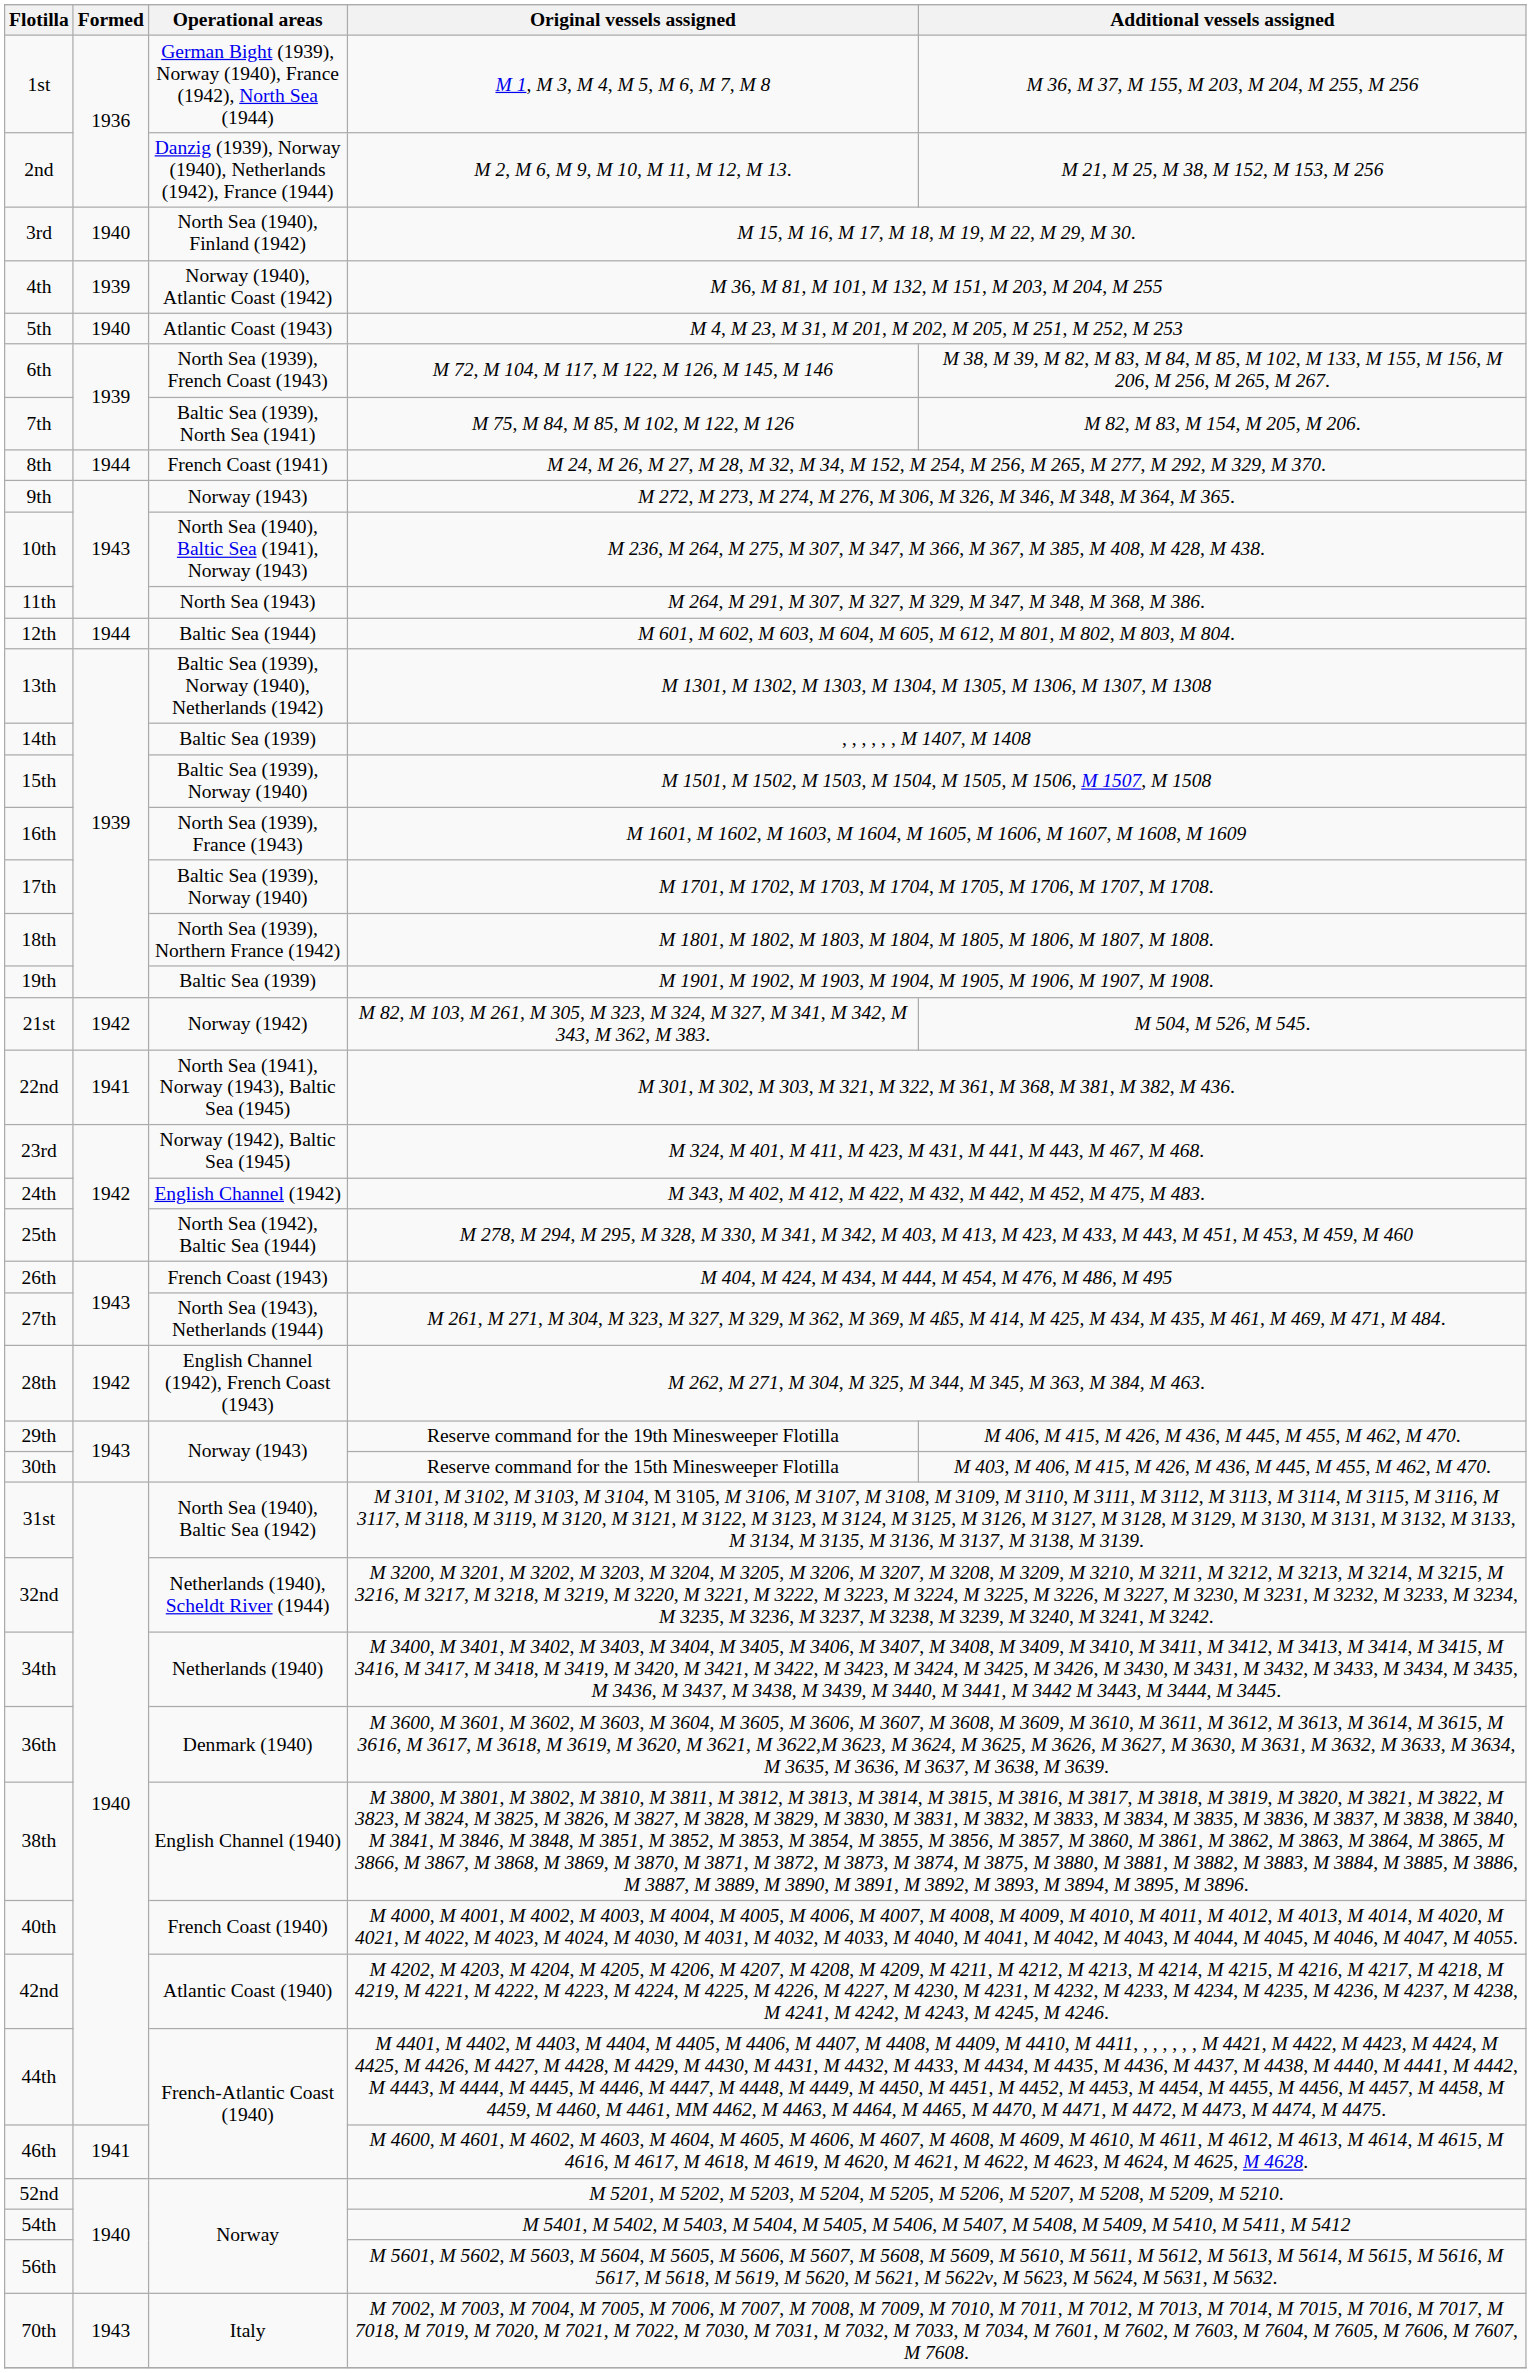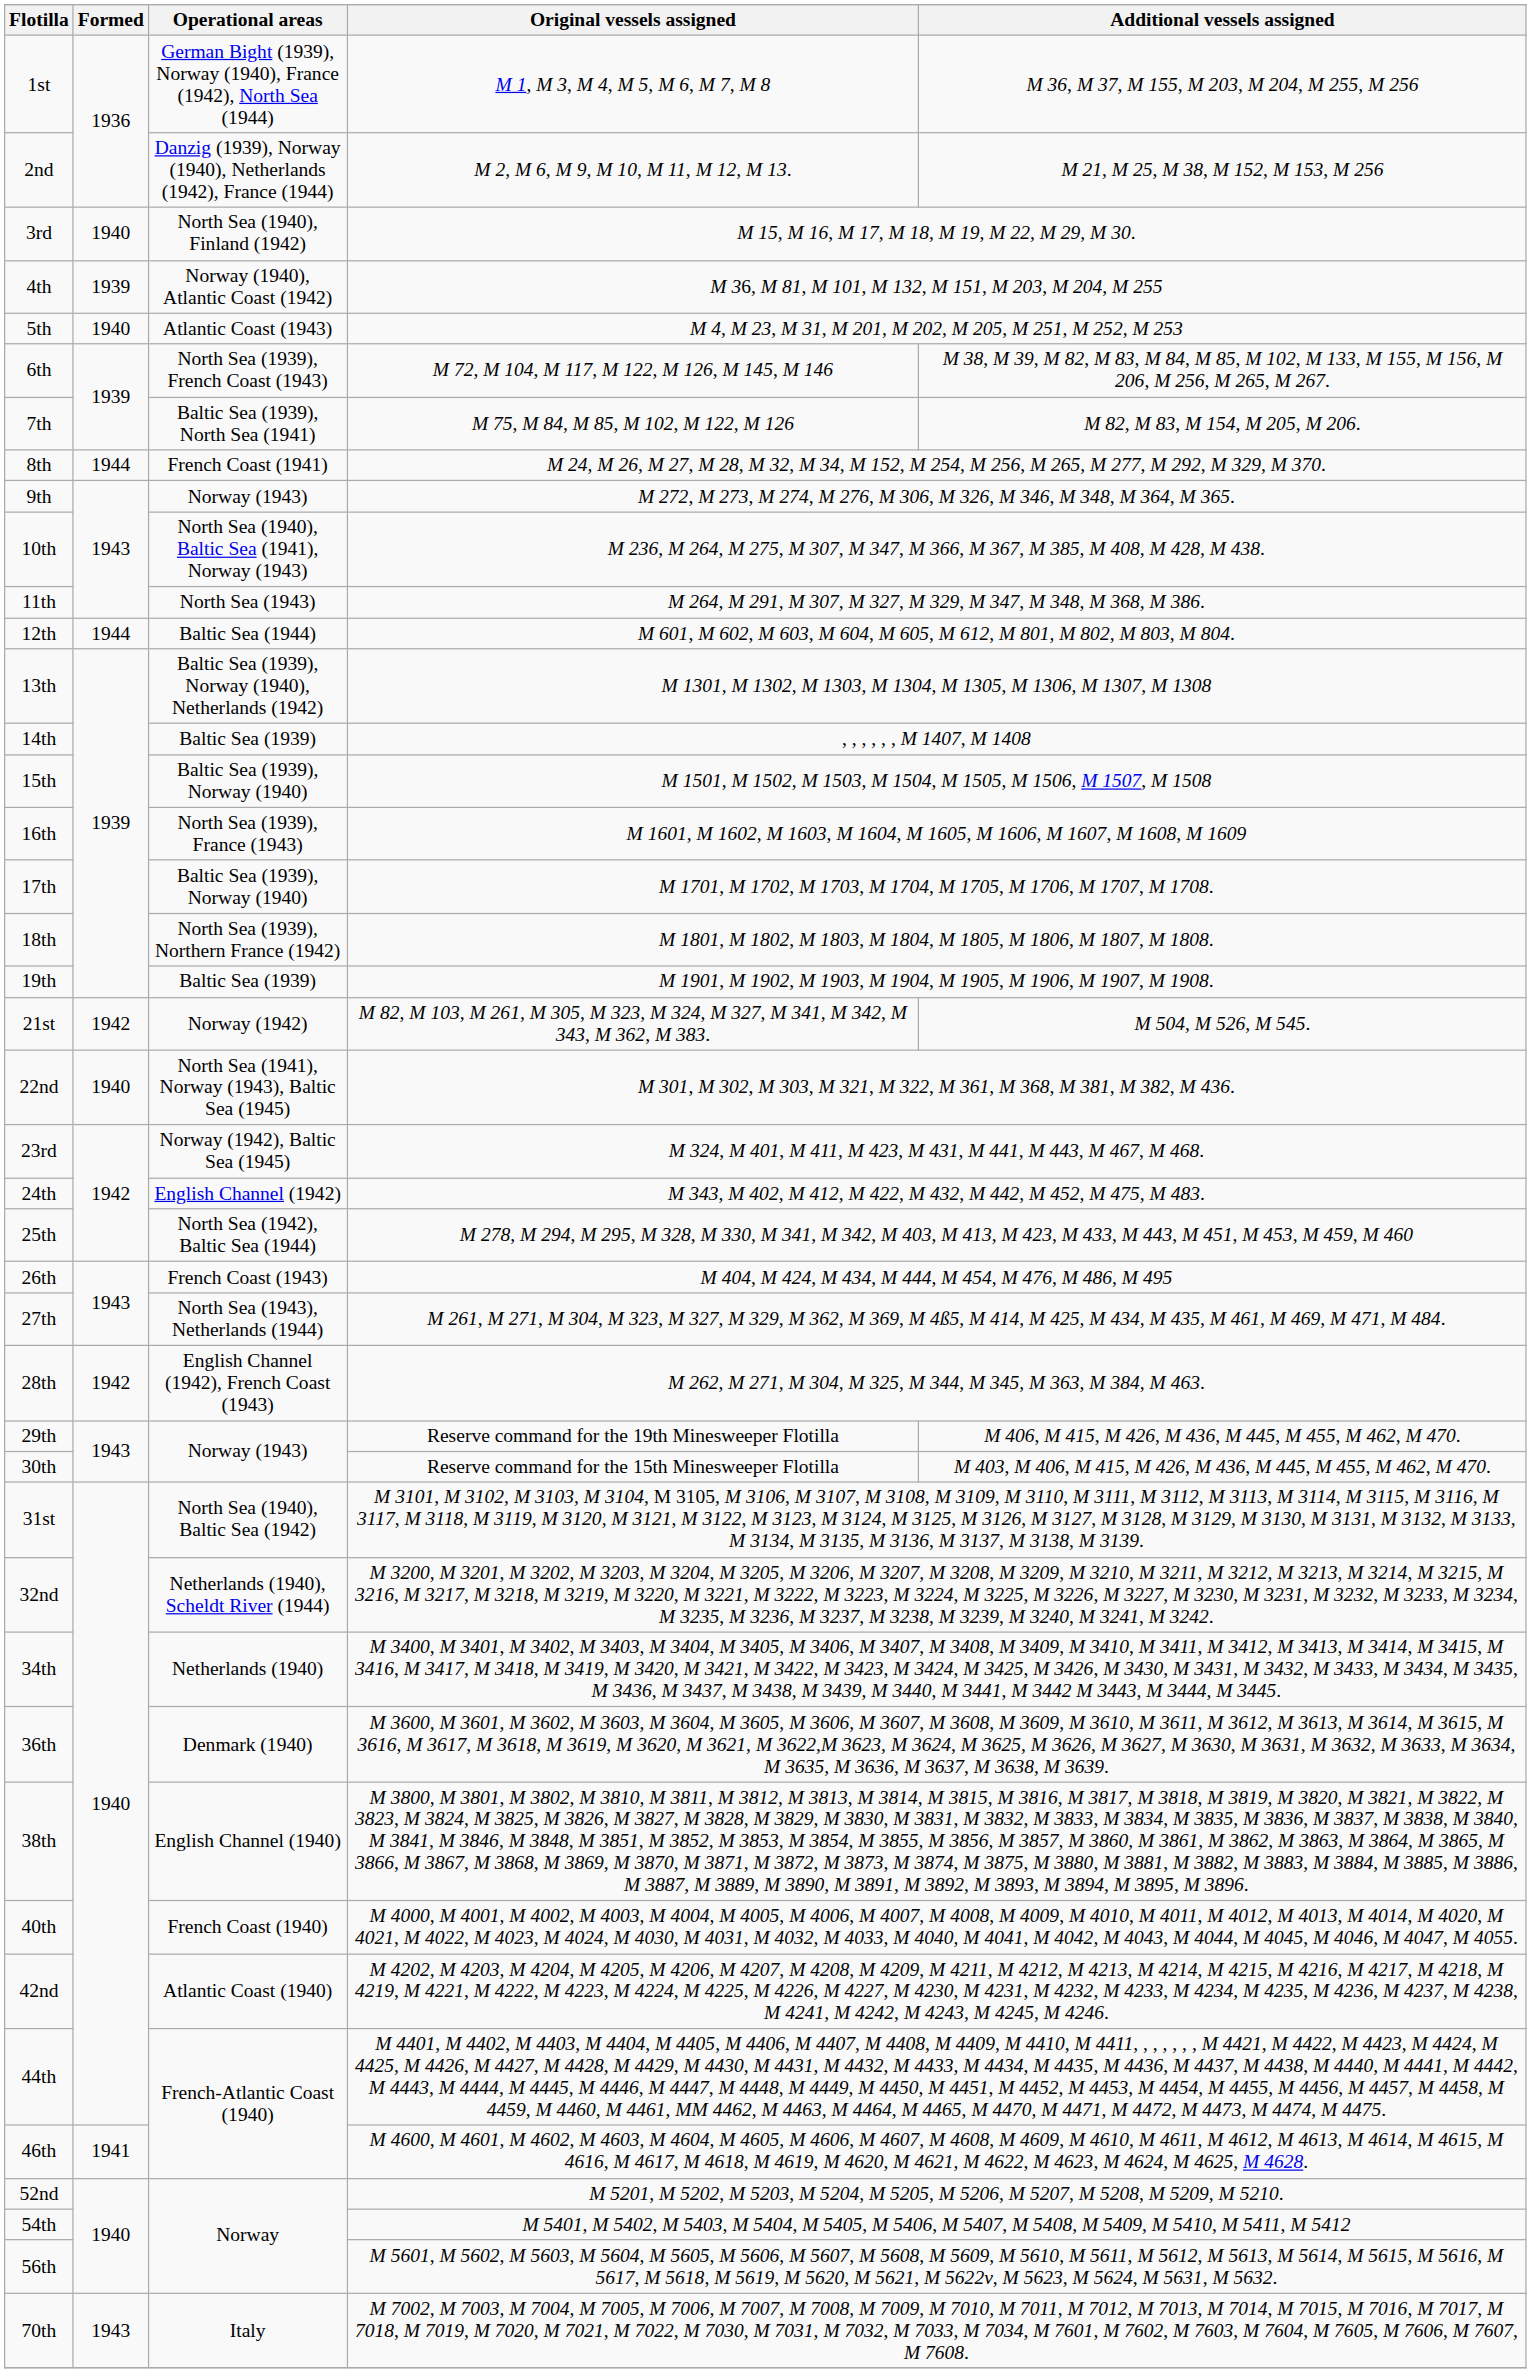(111, 1087) 1941 -> (111, 1087) 1940
